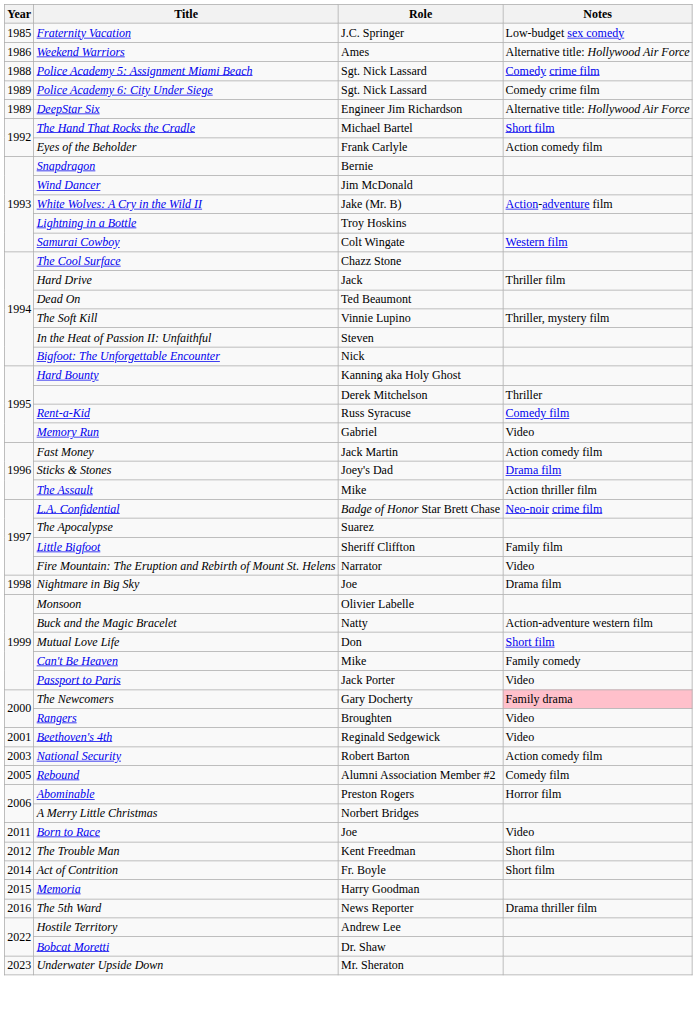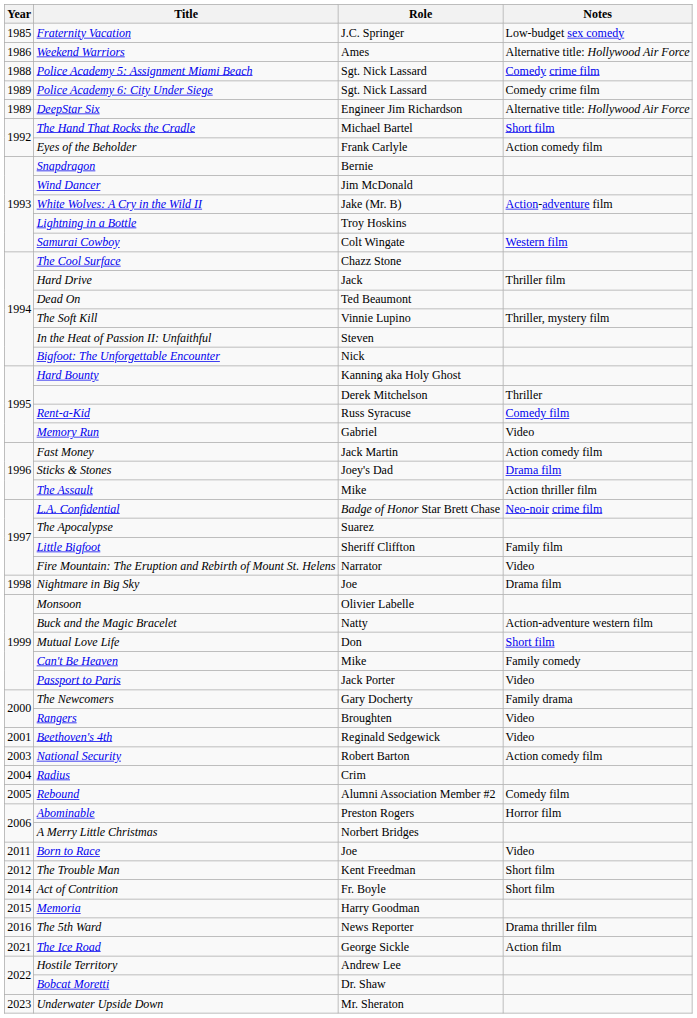(539, 699) pink background -> (539, 699) no background
+ row: (53, 775)
+ row: (69, 946)
